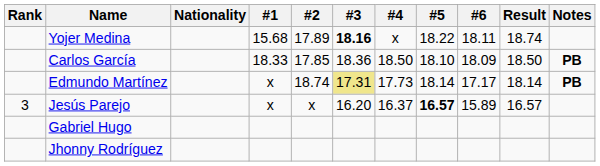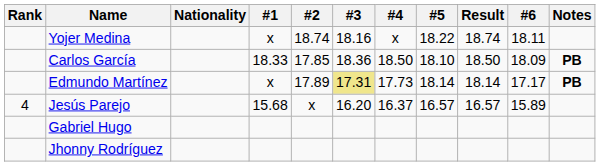columns swapped: (479, 15) <-> (524, 15)
(270, 37) 15.68 -> (270, 37) x
(312, 37) 17.89 -> (312, 37) 18.74
(354, 37) bold -> (354, 37) normal
(312, 82) 18.74 -> (312, 82) 17.89
(25, 104) 3 -> (25, 104) 4
(270, 104) x -> (270, 104) 15.68
(437, 104) bold -> (437, 104) normal
